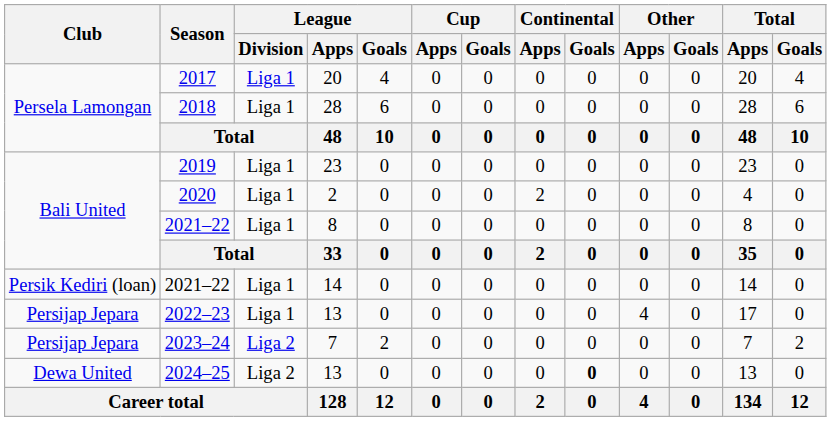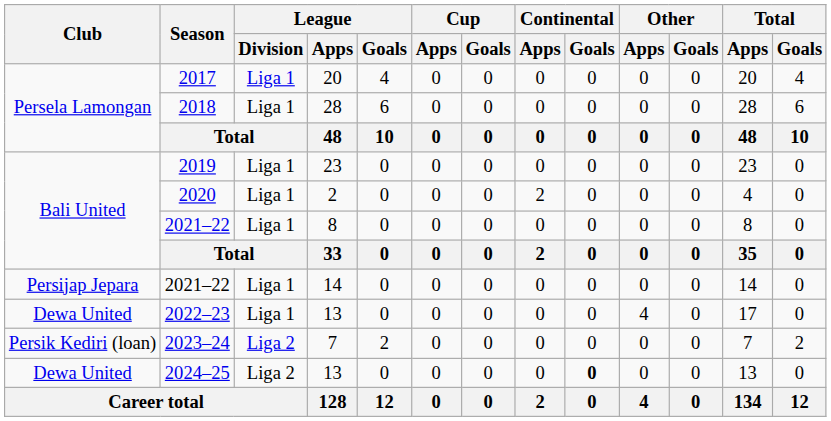(83, 284) Persik Kediri (loan) -> (83, 284) Persijap Jepara
(83, 313) Persijap Jepara -> (83, 313) Dewa United
(83, 343) Persijap Jepara -> (83, 343) Persik Kediri (loan)
